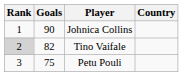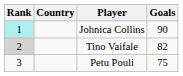columns swapped: (156, 12) <-> (49, 12)
(19, 29) no background -> (19, 29) paleturquoise background
